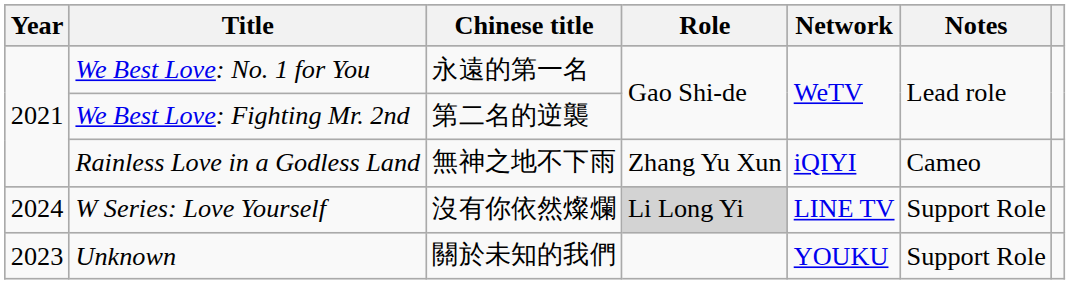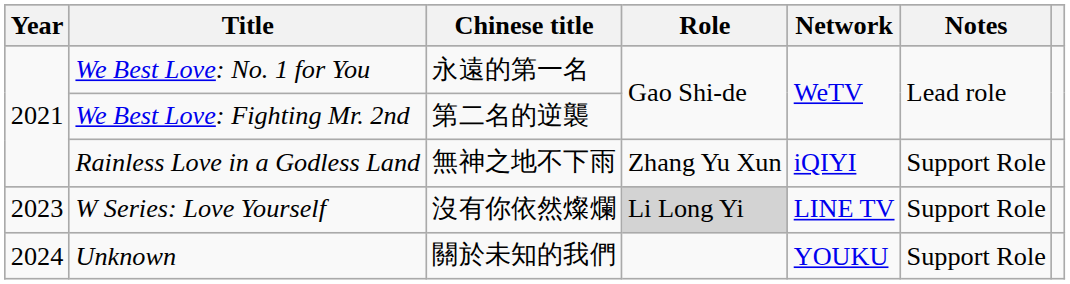(944, 162) Cameo -> (976, 162) Support Role
(37, 208) 2024 -> (37, 208) 2023
(37, 255) 2023 -> (37, 255) 2024
